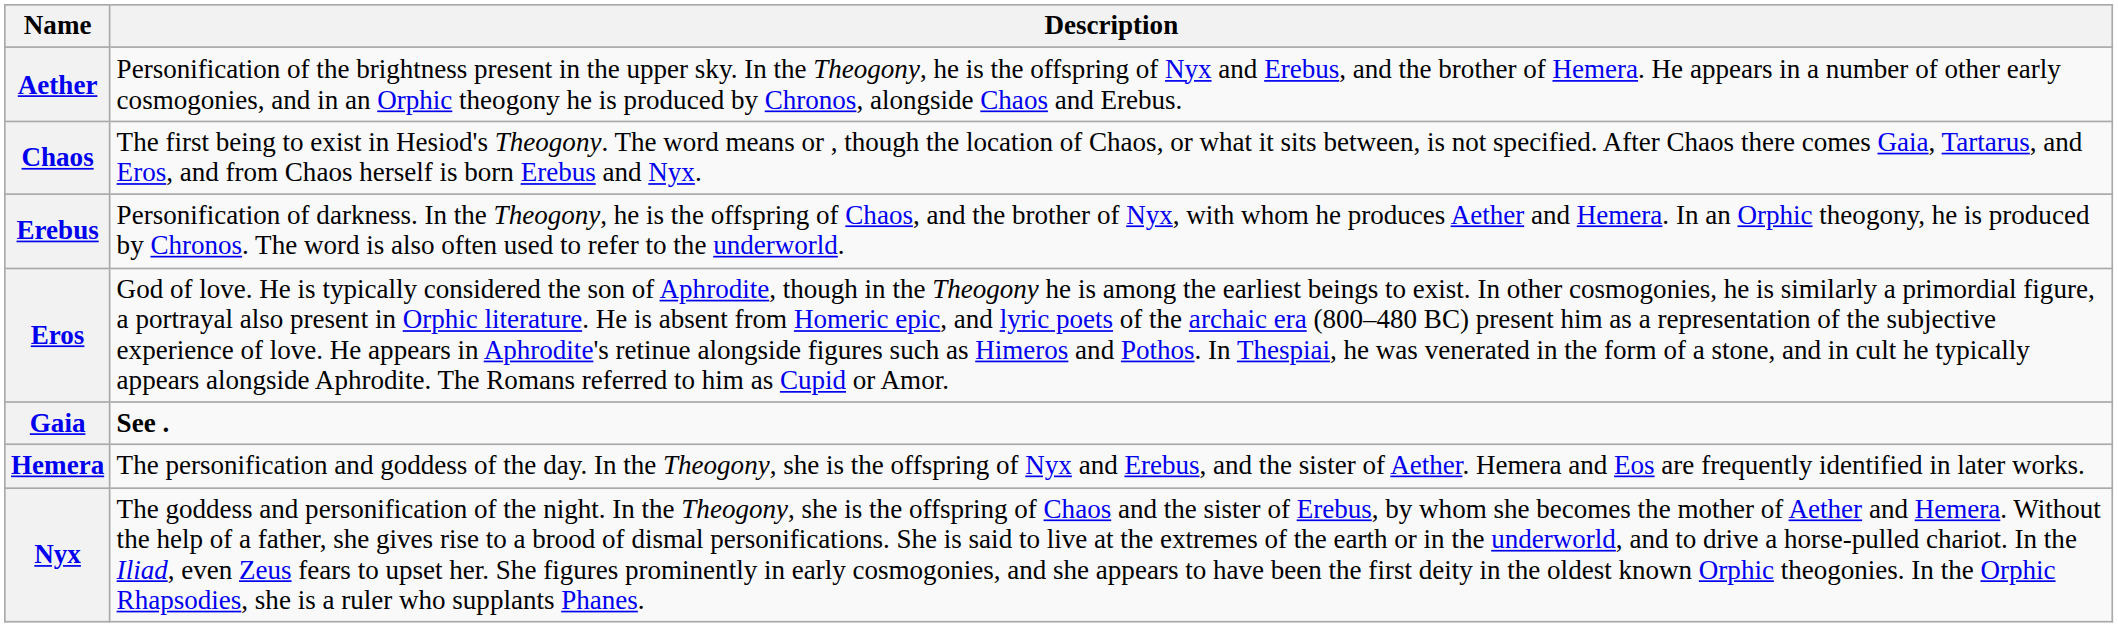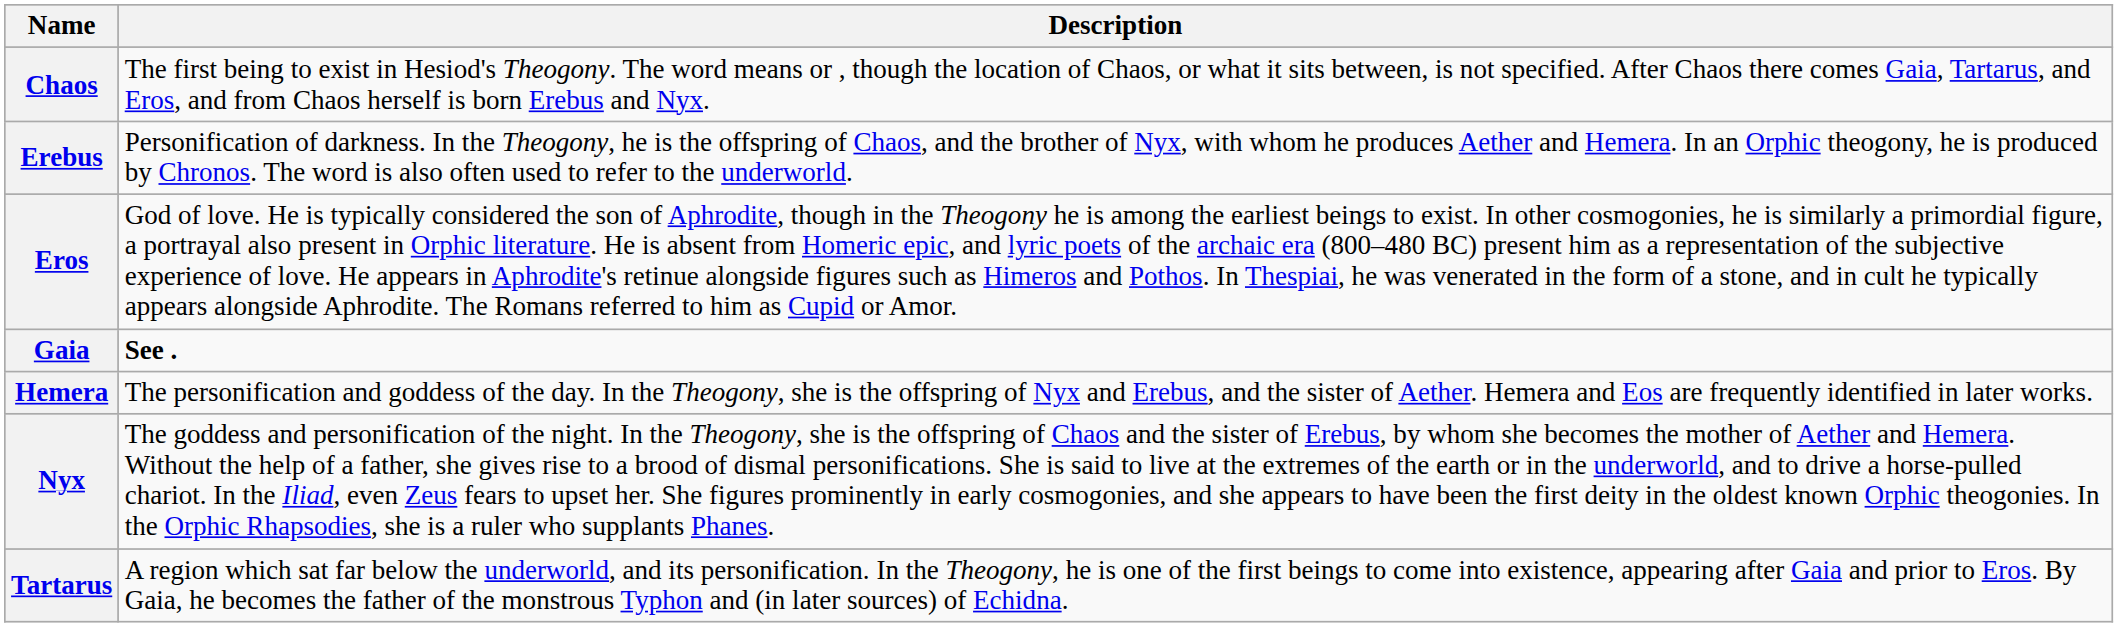- row: (58, 84)
+ row: (62, 584)
